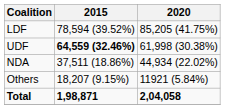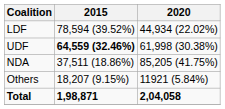(179, 29) 85,205 (41.75%) -> (179, 29) 44,934 (22.02%)
(179, 63) 44,934 (22.02%) -> (179, 63) 85,205 (41.75%)
